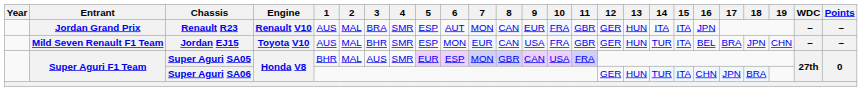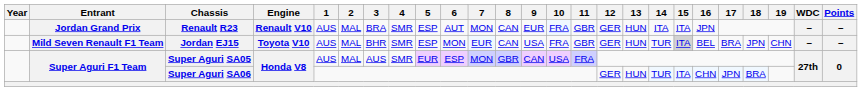(684, 43) no background -> (683, 43) lightgrey background
(327, 58) BHR -> (326, 58) AUS
